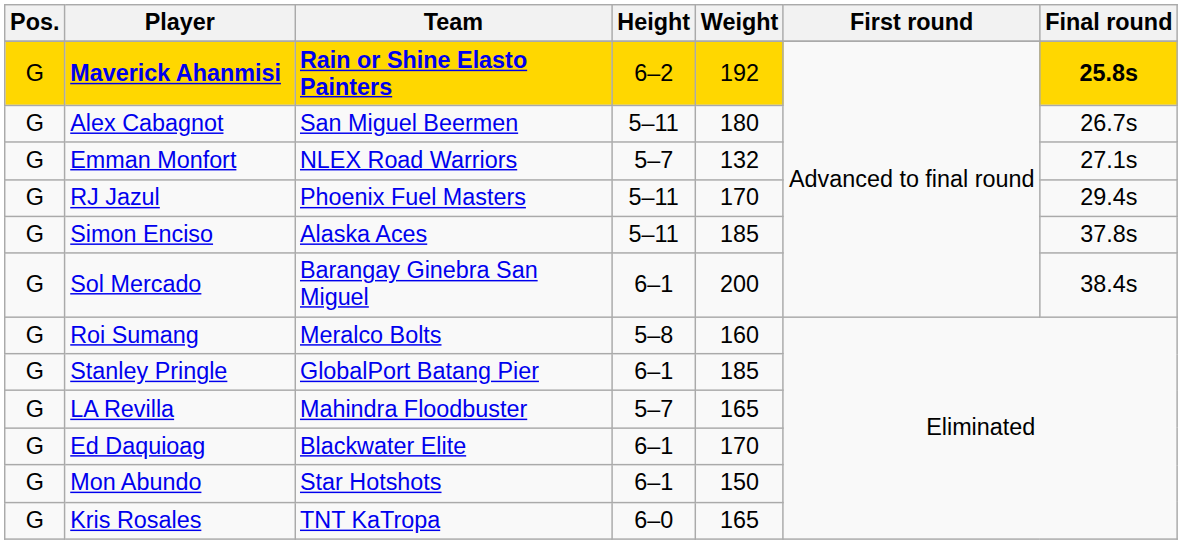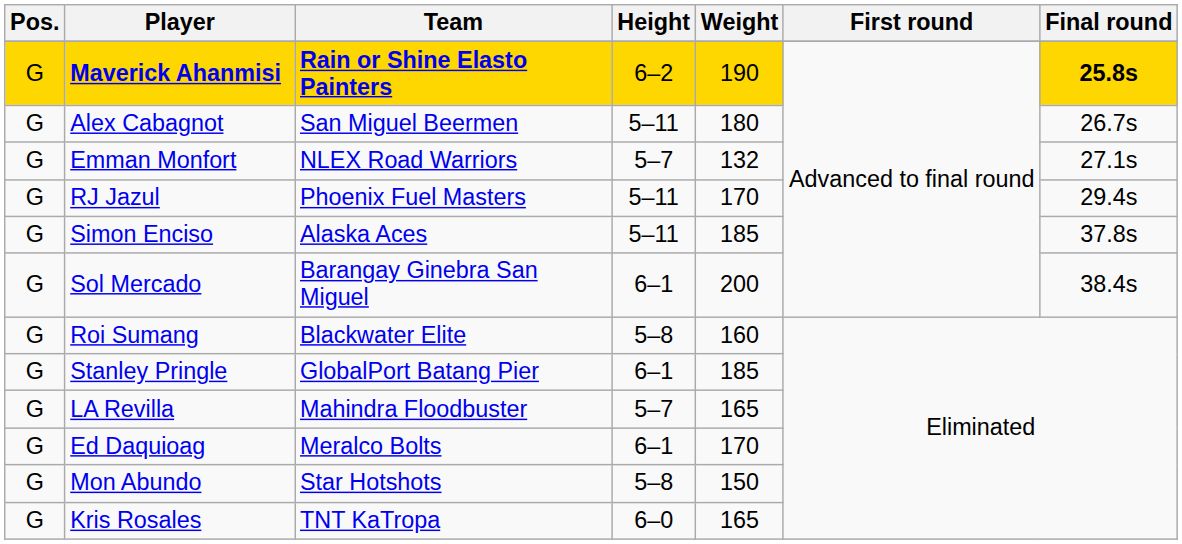(740, 73) 192 -> (740, 73) 190
(371, 334) Meralco Bolts -> (383, 334) Blackwater Elite
(383, 446) Blackwater Elite -> (371, 446) Meralco Bolts
(654, 483) 6–1 -> (654, 483) 5–8
